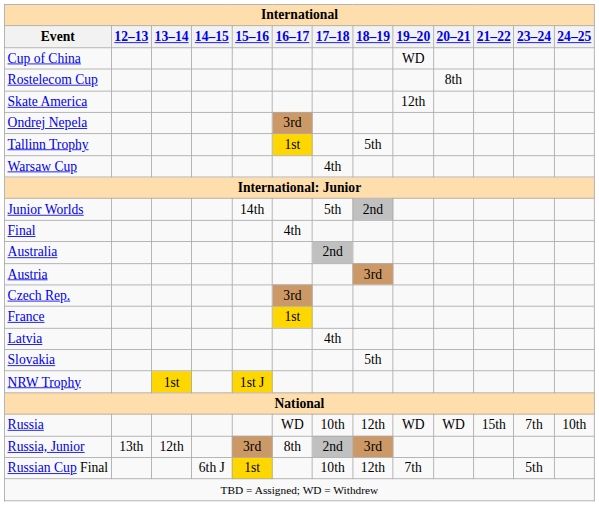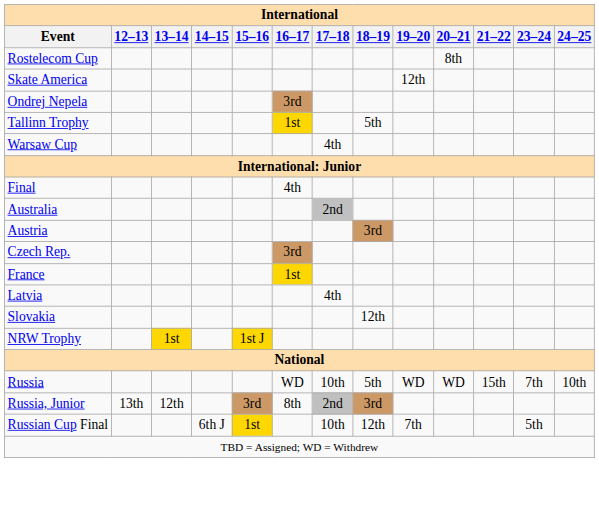- row: (44, 58)
- row: (46, 209)
(373, 360) 5th -> (373, 317) 12th
(373, 425) 12th -> (373, 381) 5th
